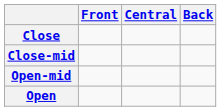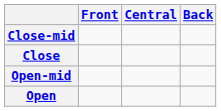rows swapped: (41, 35) <-> (41, 55)
